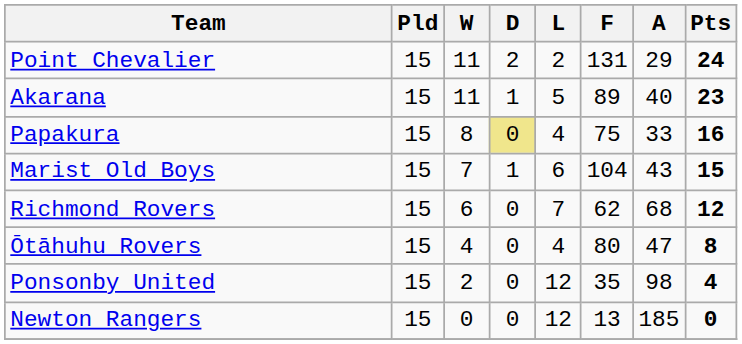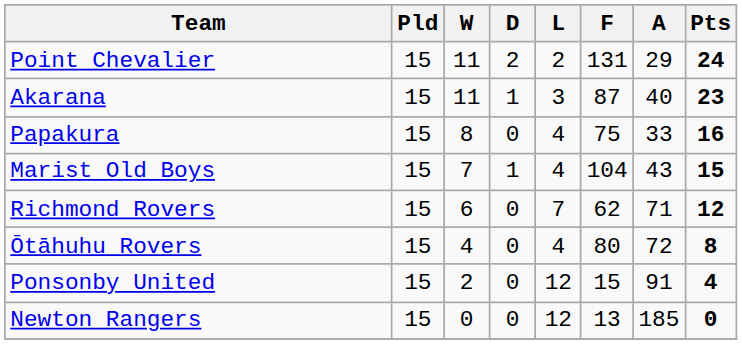(558, 98) 5 -> (558, 98) 3
(607, 98) 89 -> (607, 98) 87
(512, 135) khaki background -> (512, 135) no background
(558, 172) 6 -> (558, 172) 4
(659, 209) 68 -> (659, 209) 71
(659, 246) 47 -> (659, 246) 72
(607, 283) 35 -> (607, 283) 15
(659, 283) 98 -> (659, 283) 91
